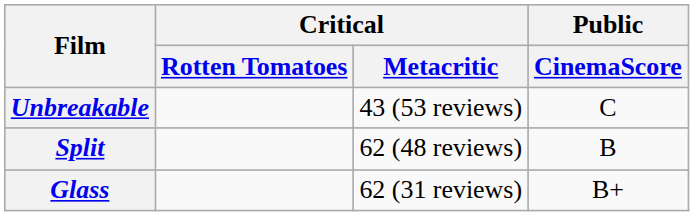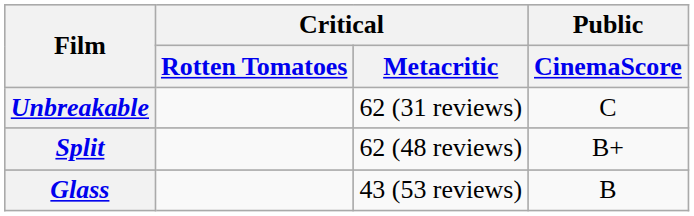(441, 107) 43 (53 reviews) -> (441, 107) 62 (31 reviews)
(608, 148) B -> (608, 148) B+
(441, 189) 62 (31 reviews) -> (441, 189) 43 (53 reviews)
(608, 189) B+ -> (608, 189) B
